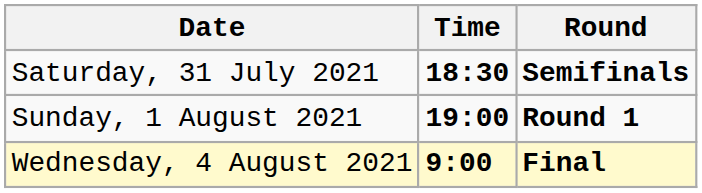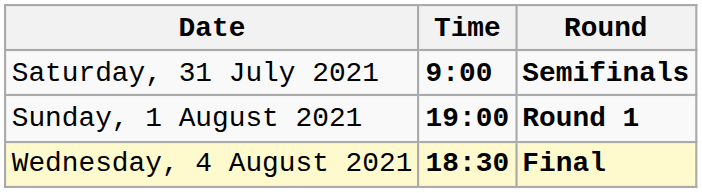(467, 73) 18:30 -> (459, 73) 9:00
(459, 164) 9:00 -> (467, 164) 18:30
